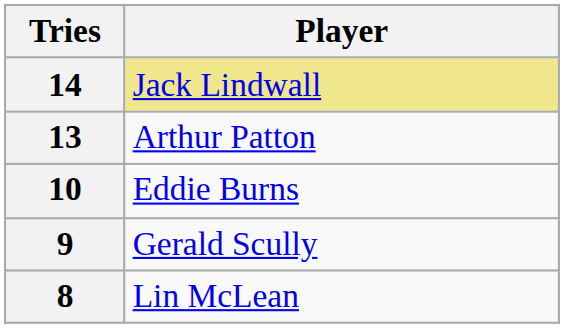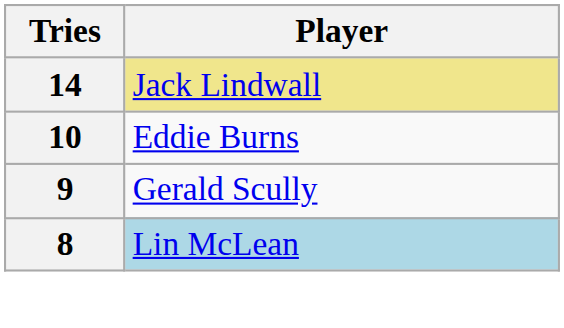- row: (65, 137)
(216, 296) no background -> (216, 243) lightblue background
